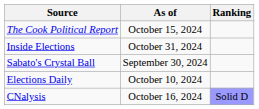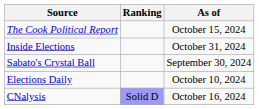columns swapped: (232, 12) <-> (165, 12)
